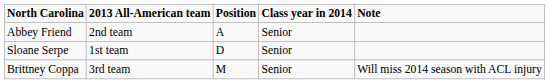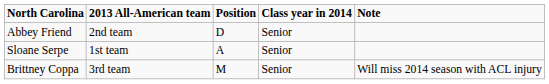(220, 32) A -> (220, 32) D
(220, 50) D -> (220, 50) A
